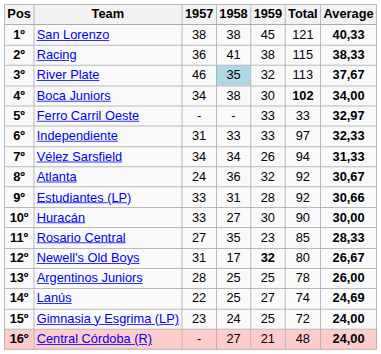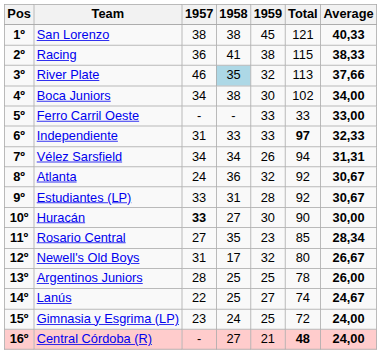(349, 75) 37,67 -> (349, 75) 37,66
(303, 95) bold -> (303, 95) normal
(349, 116) 32,97 -> (349, 116) 33,00
(303, 136) normal -> (303, 136) bold
(349, 156) 31,33 -> (349, 156) 31,31
(349, 197) 30,66 -> (349, 197) 30,67
(199, 217) normal -> (199, 217) bold
(349, 237) 28,33 -> (349, 237) 28,34
(268, 258) bold -> (268, 258) normal
(349, 298) 24,69 -> (349, 298) 24,67
(303, 339) normal -> (303, 339) bold
